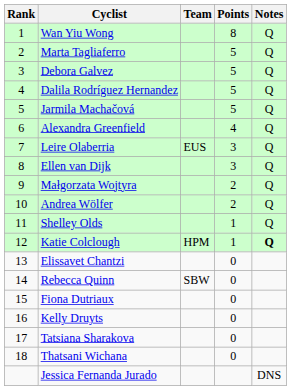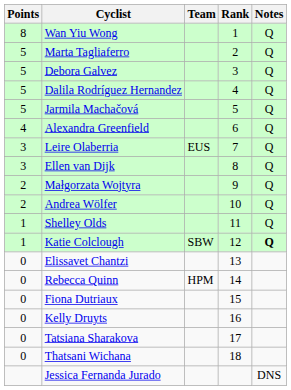columns swapped: (21, 14) <-> (233, 14)
(197, 242) HPM -> (200, 242) SBW
(196, 280) SBW -> (200, 280) HPM
